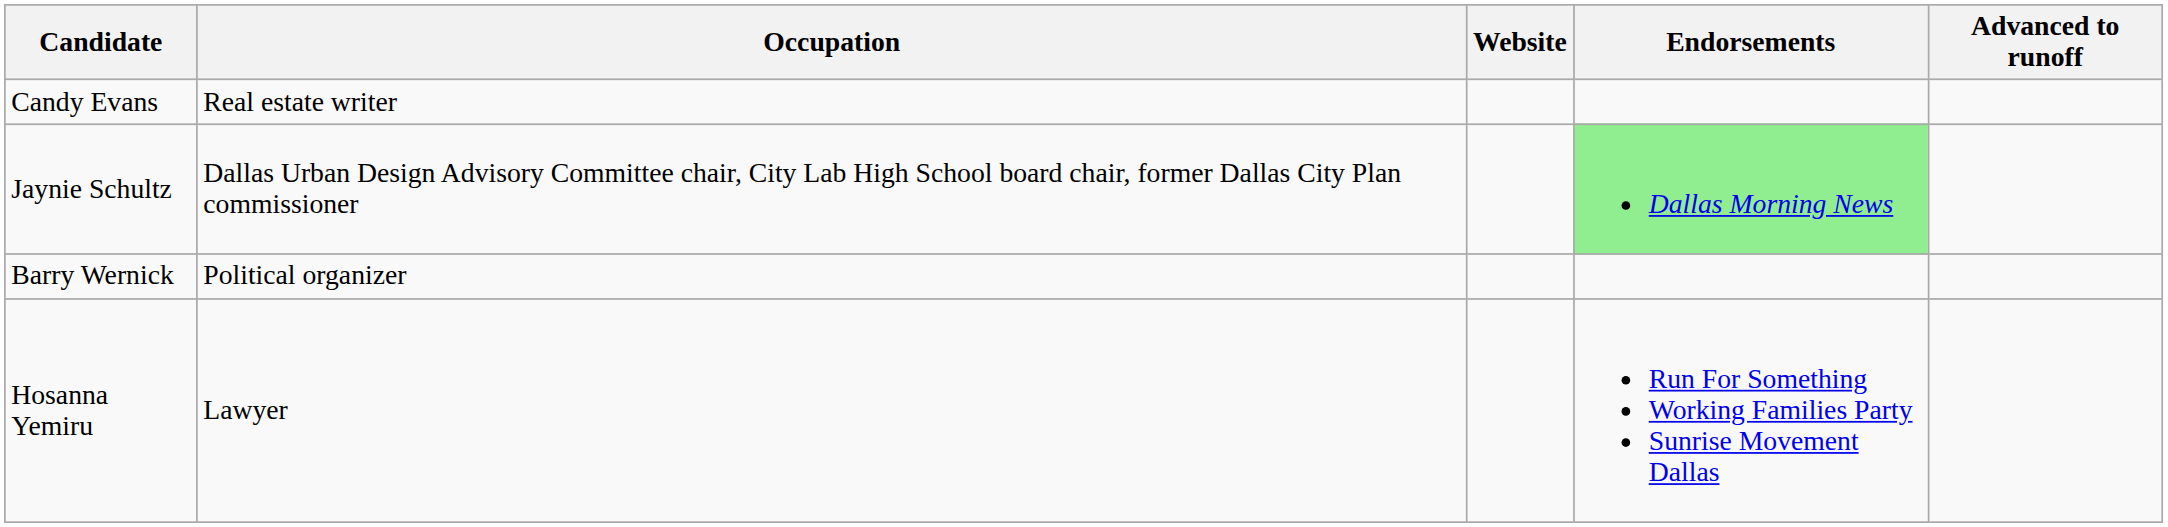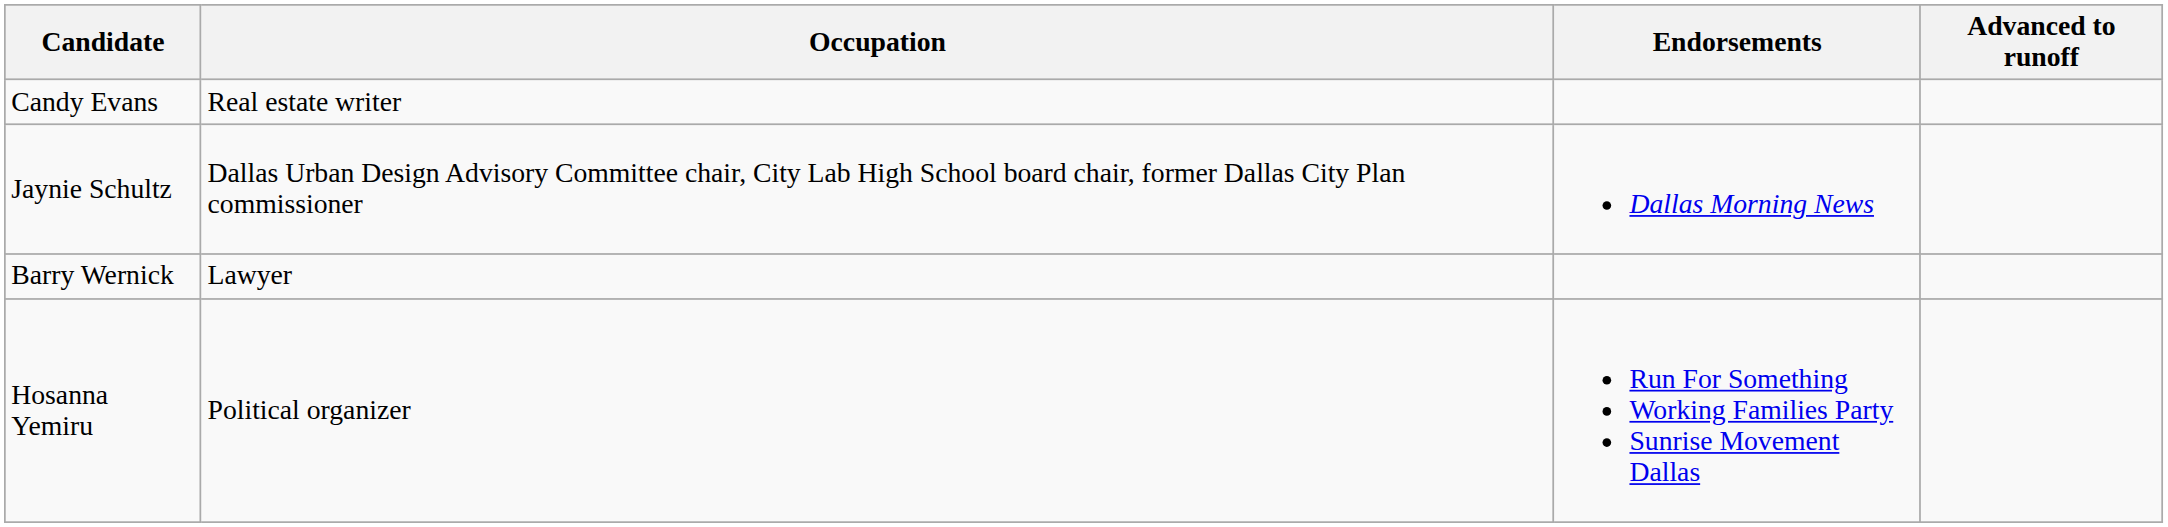- column: (1520, 42)
(1751, 205) lightgreen background -> (1737, 205) no background
(305, 275) Political organizer -> (250, 275) Lawyer
(246, 409) Lawyer -> (309, 409) Political organizer
